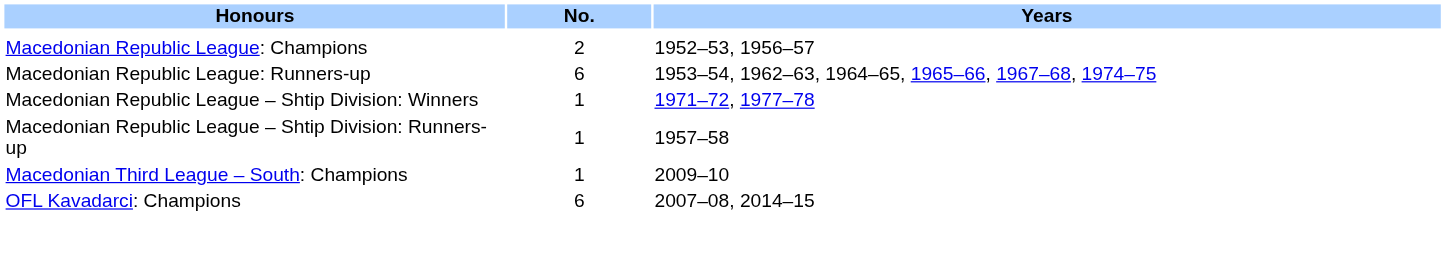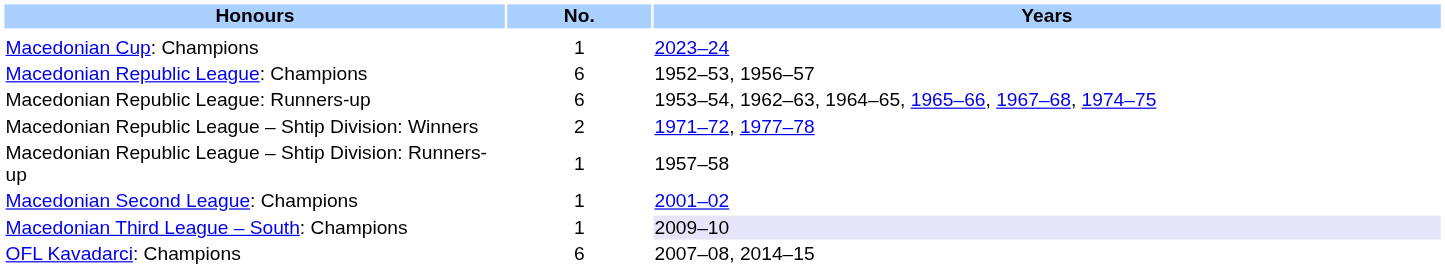+ row: (132, 47)
(579, 47) 2 -> (579, 73) 6
(579, 100) 1 -> (579, 126) 2
+ row: (182, 201)
(692, 174) no background -> (692, 227) lavender background
